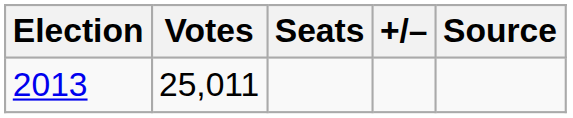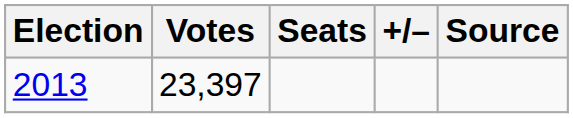(209, 84) 25,011 -> (210, 84) 23,397
